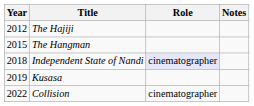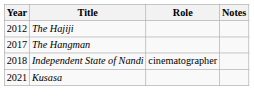(17, 45) 2015 -> (17, 45) 2017
(183, 61) lavender background -> (183, 61) no background
(17, 77) 2019 -> (17, 77) 2021
- row: (51, 93)
